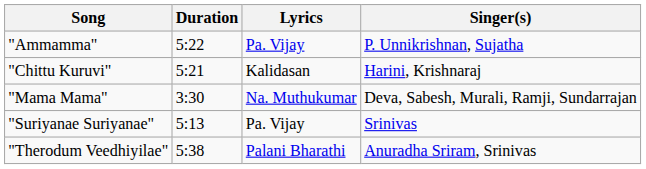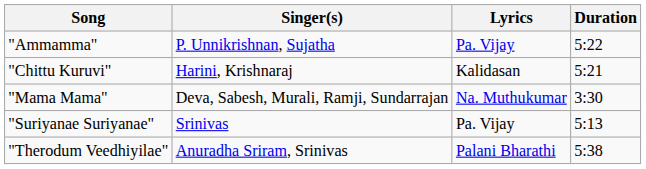columns swapped: (501, 17) <-> (207, 17)
